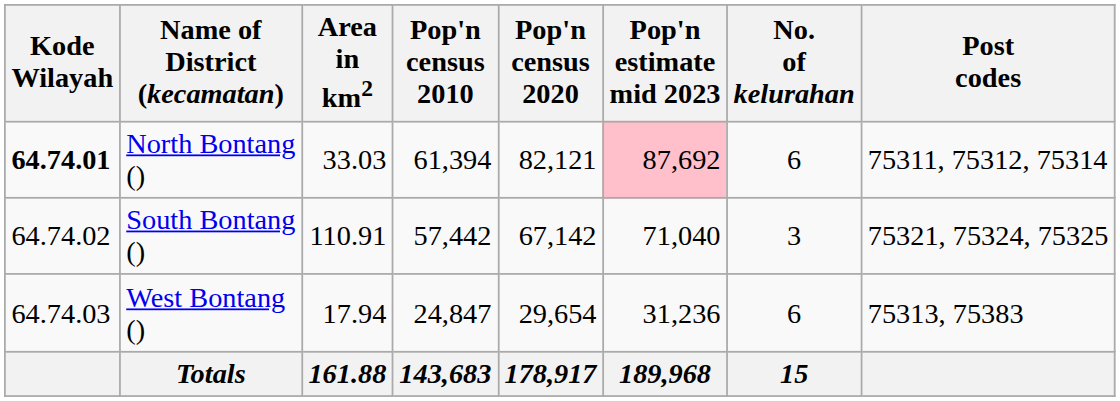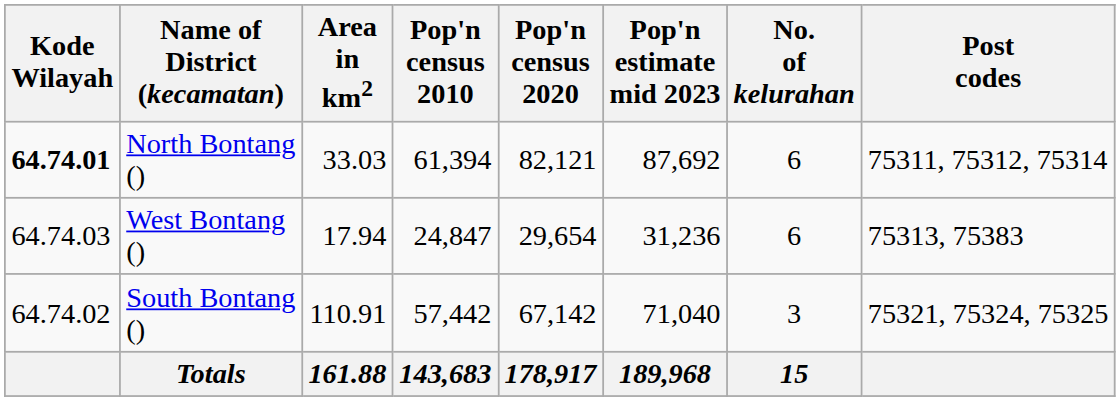(682, 159) pink background -> (682, 159) no background
rows swapped: (211, 235) <-> (206, 312)
